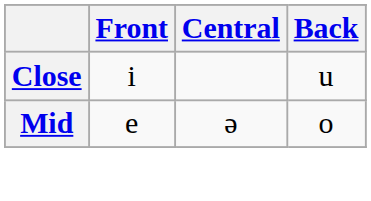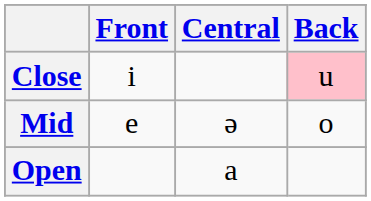(326, 75) no background -> (326, 75) pink background
+ row: (47, 170)
